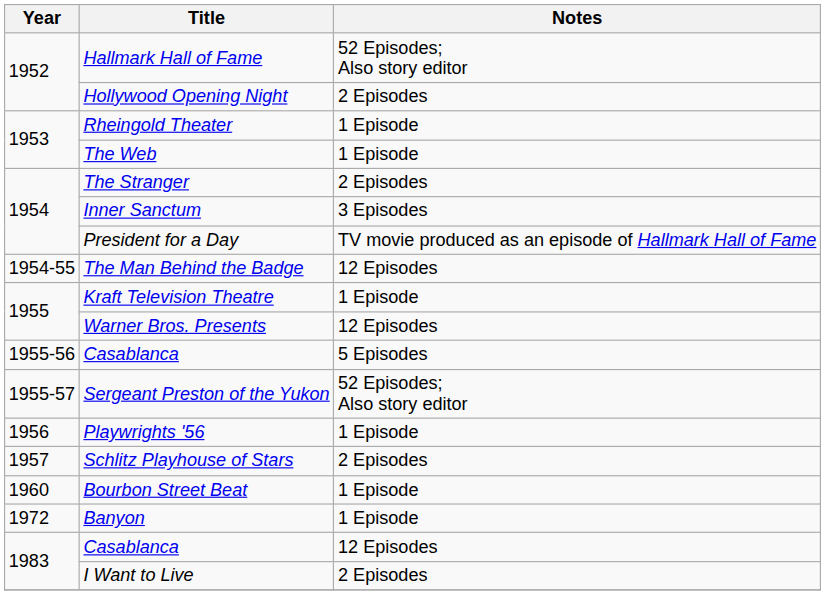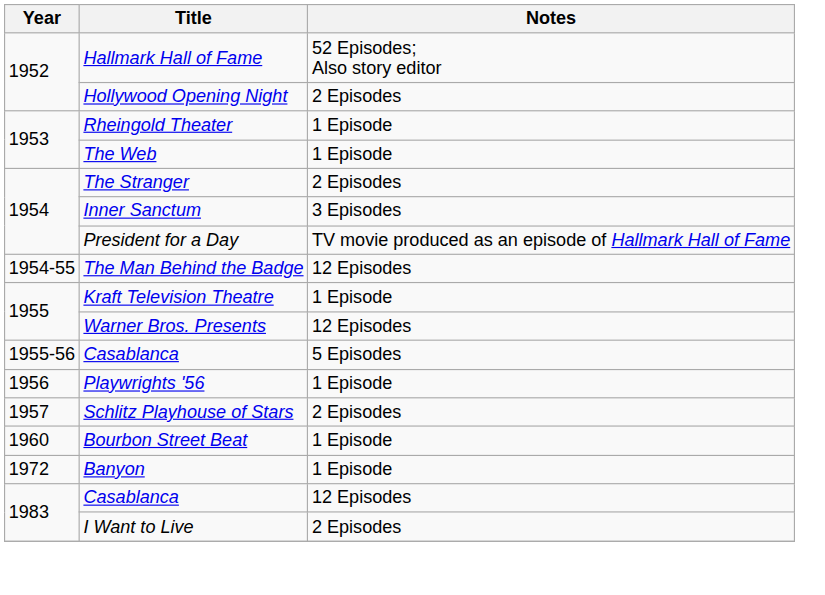- row: (42, 393)
